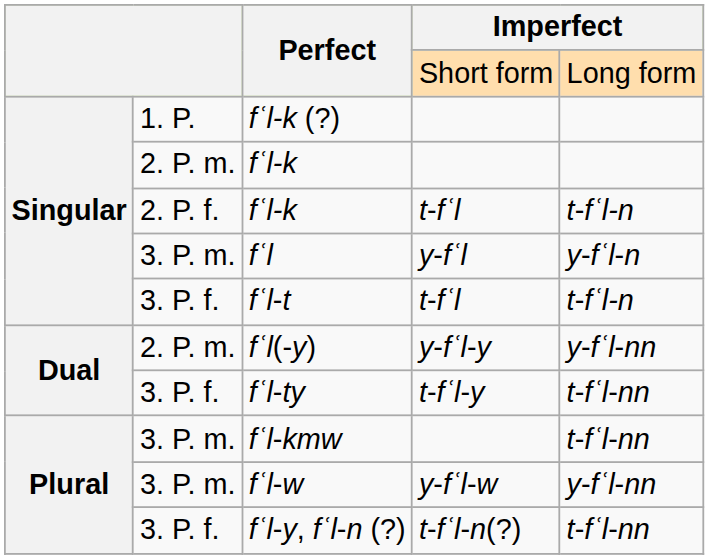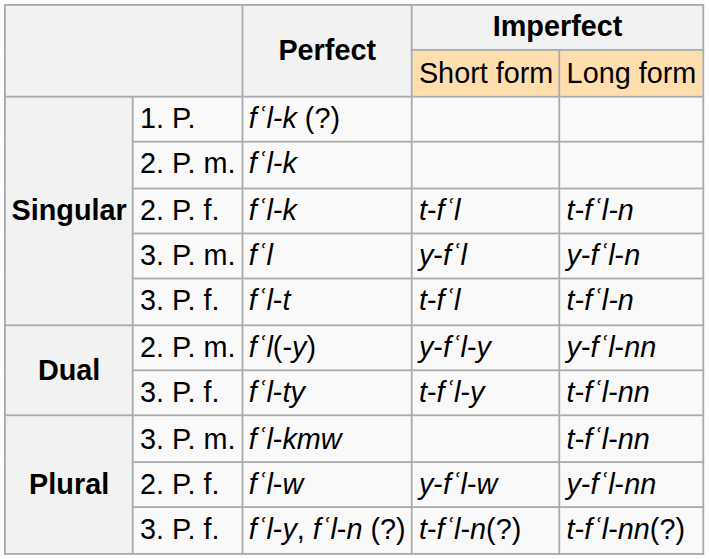(188, 484) 3. P. m. -> (180, 484) 2. P. f.
(608, 529) t-fʿl-nn -> (626, 529) t-fʿl-nn(?)
